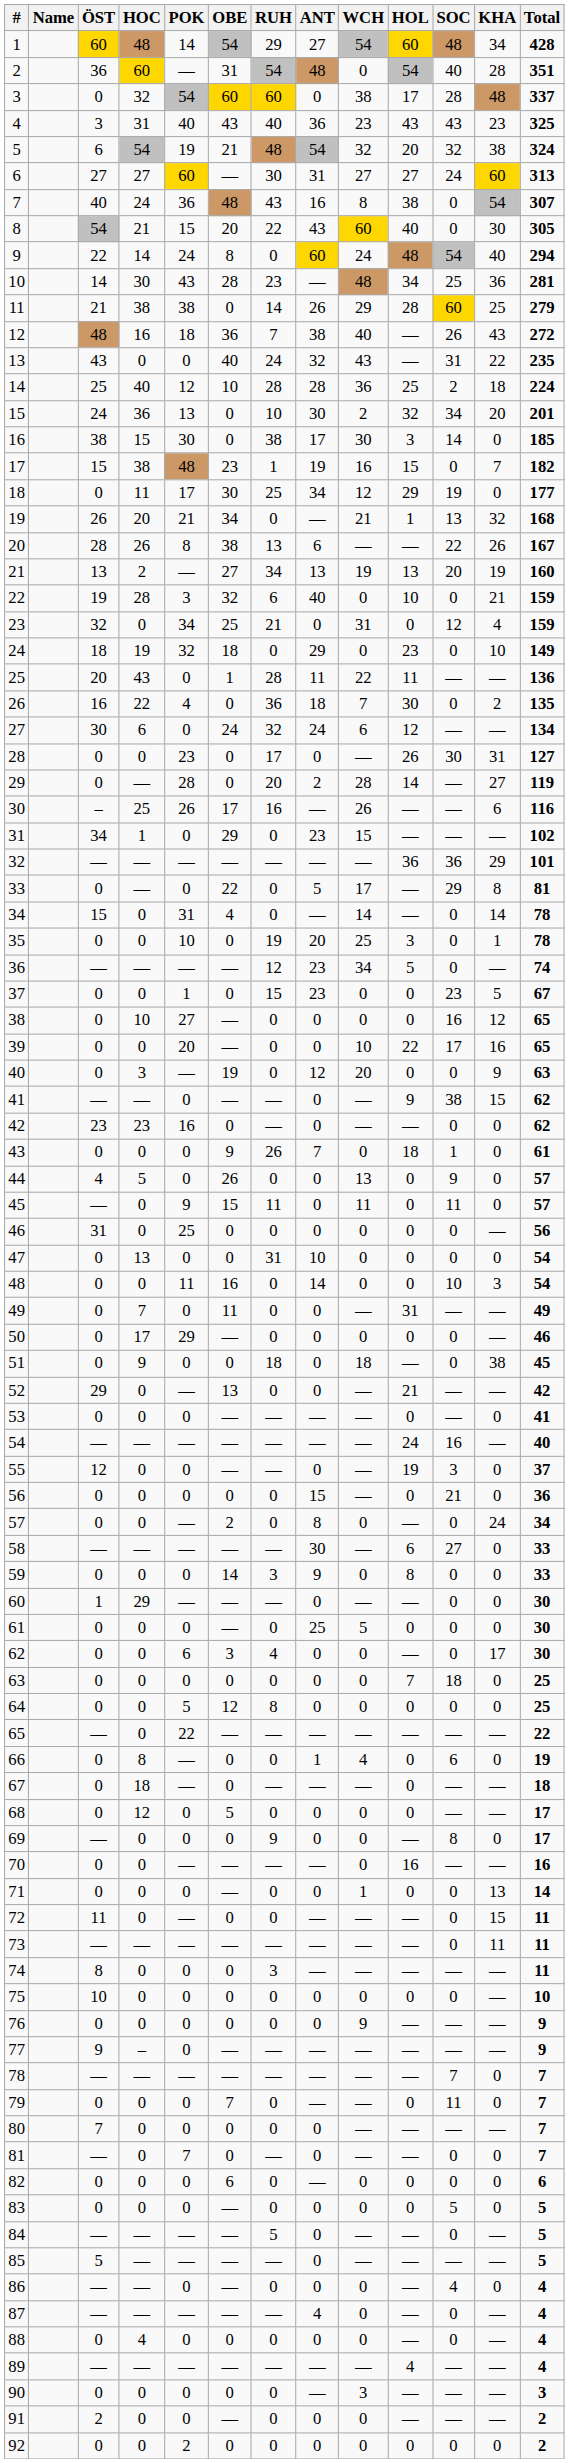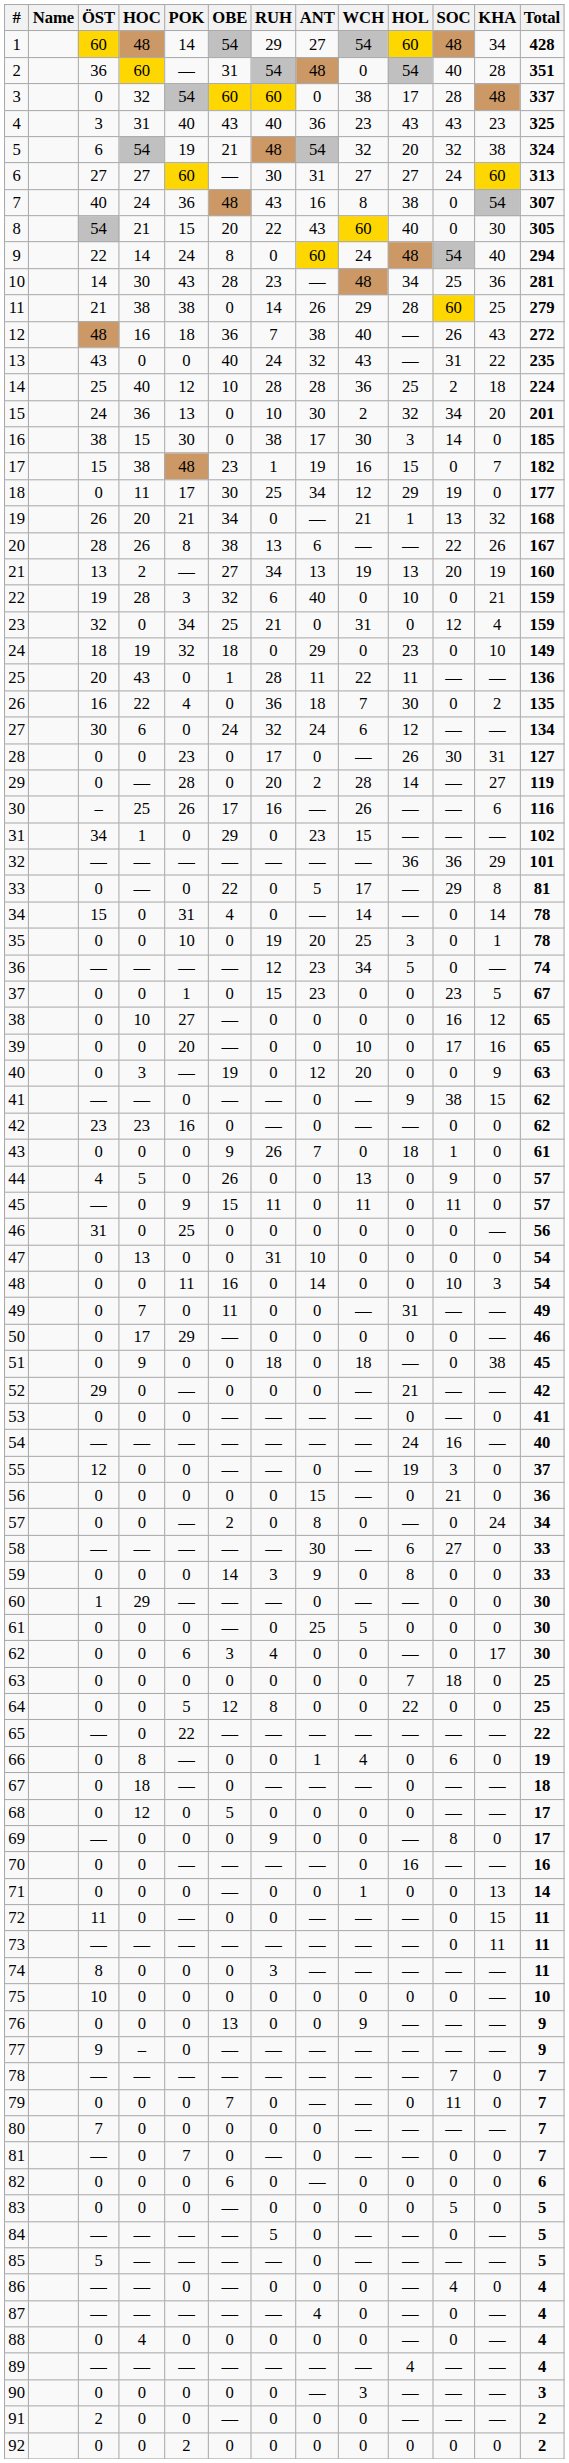(410, 1046) 22 -> (410, 1046) 0
(230, 1389) 13 -> (230, 1389) 0
(410, 1706) 0 -> (410, 1706) 22
(230, 2023) 0 -> (230, 2023) 13
